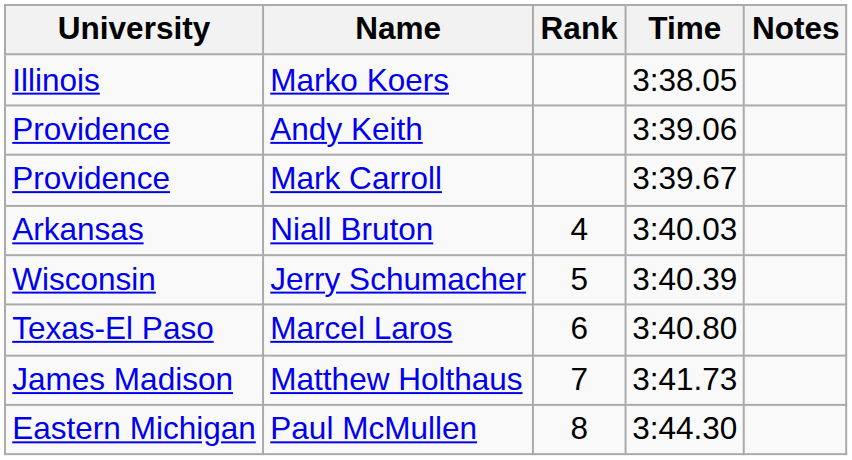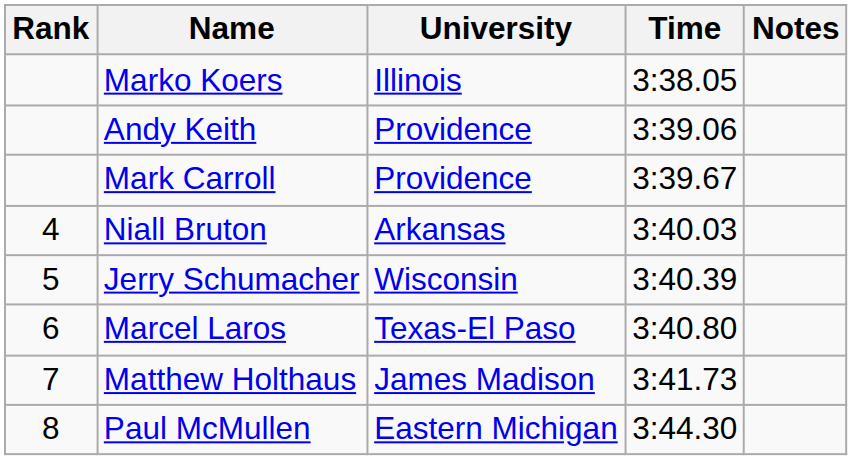columns swapped: (579, 29) <-> (134, 29)
